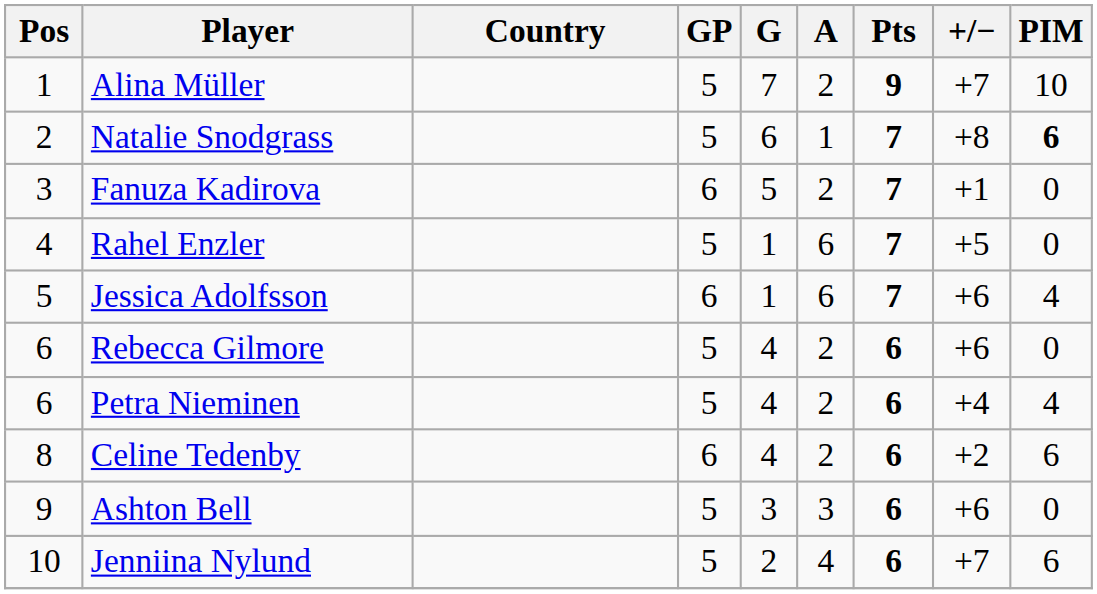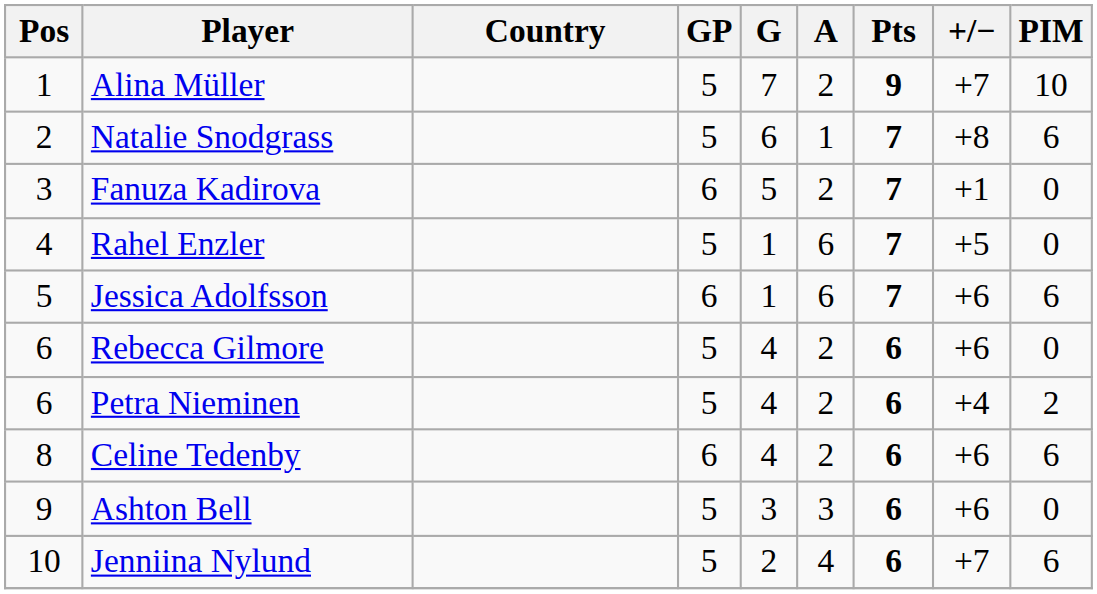(1051, 137) bold -> (1051, 137) normal
(1051, 296) 4 -> (1051, 296) 6
(1051, 402) 4 -> (1051, 402) 2
(972, 455) +2 -> (972, 455) +6
